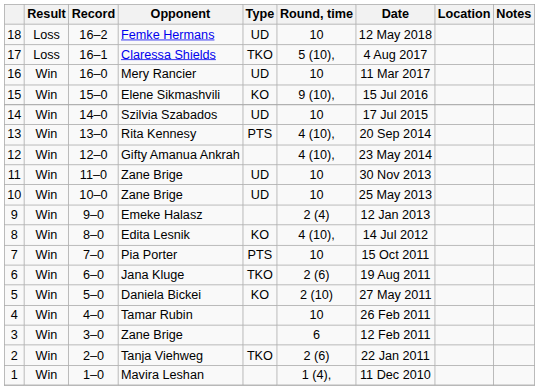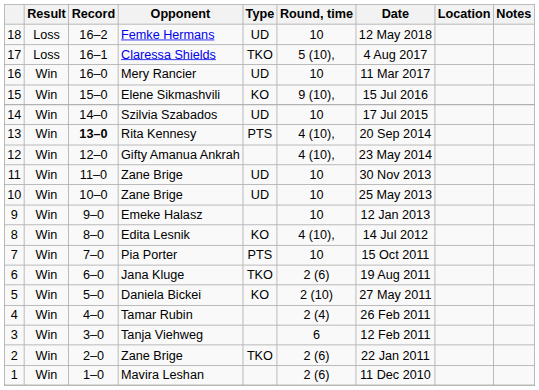(93, 134) normal -> (93, 134) bold
(317, 214) 2 (4) -> (317, 214) 10
(317, 315) 10 -> (317, 315) 2 (4)
(152, 335) Zane Brige -> (162, 335) Tanja Viehweg
(162, 355) Tanja Viehweg -> (152, 355) Zane Brige
(317, 375) 1 (4), -> (317, 375) 2 (6)
